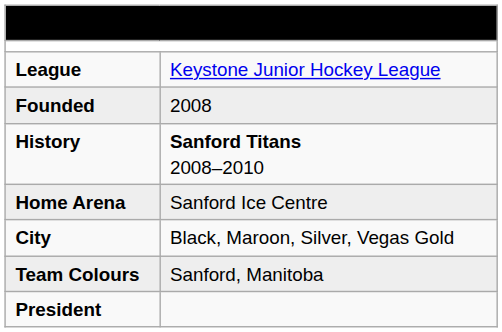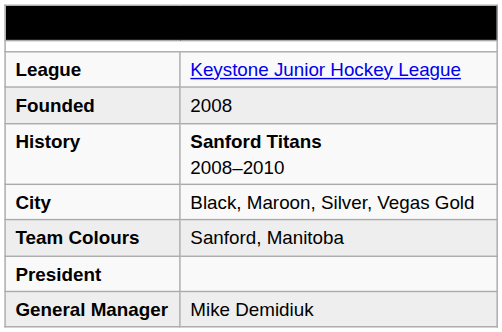- row: (68, 203)
+ row: (89, 310)
